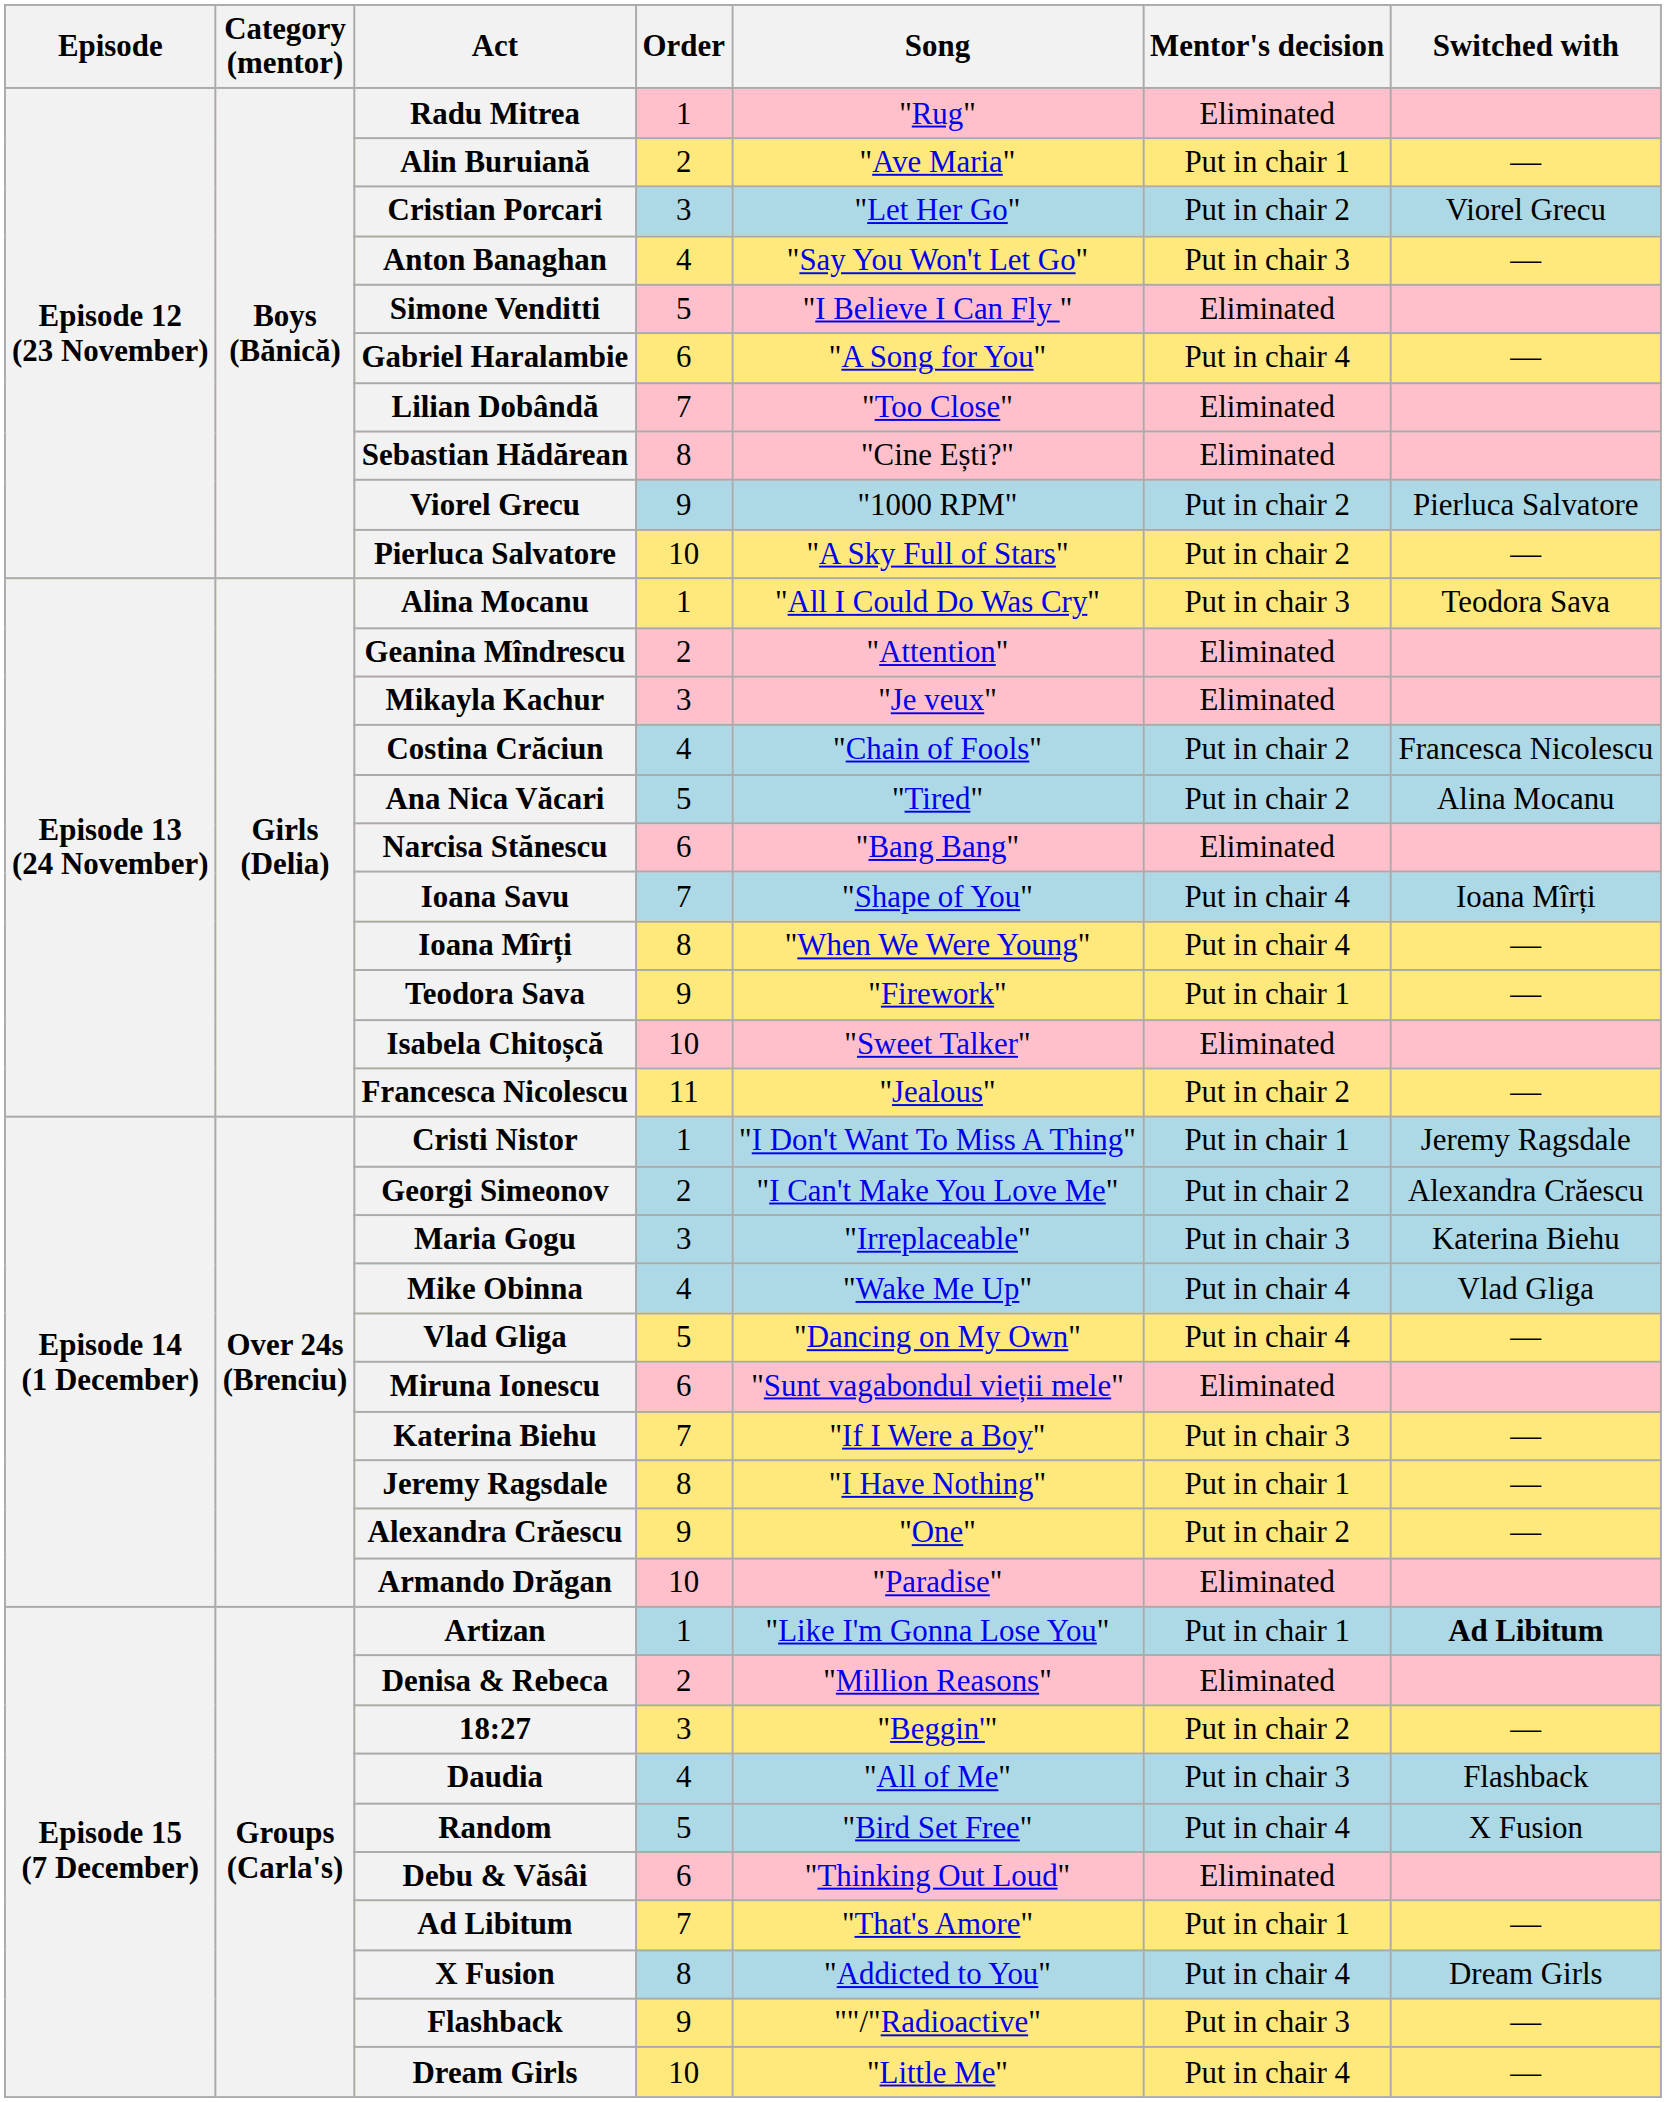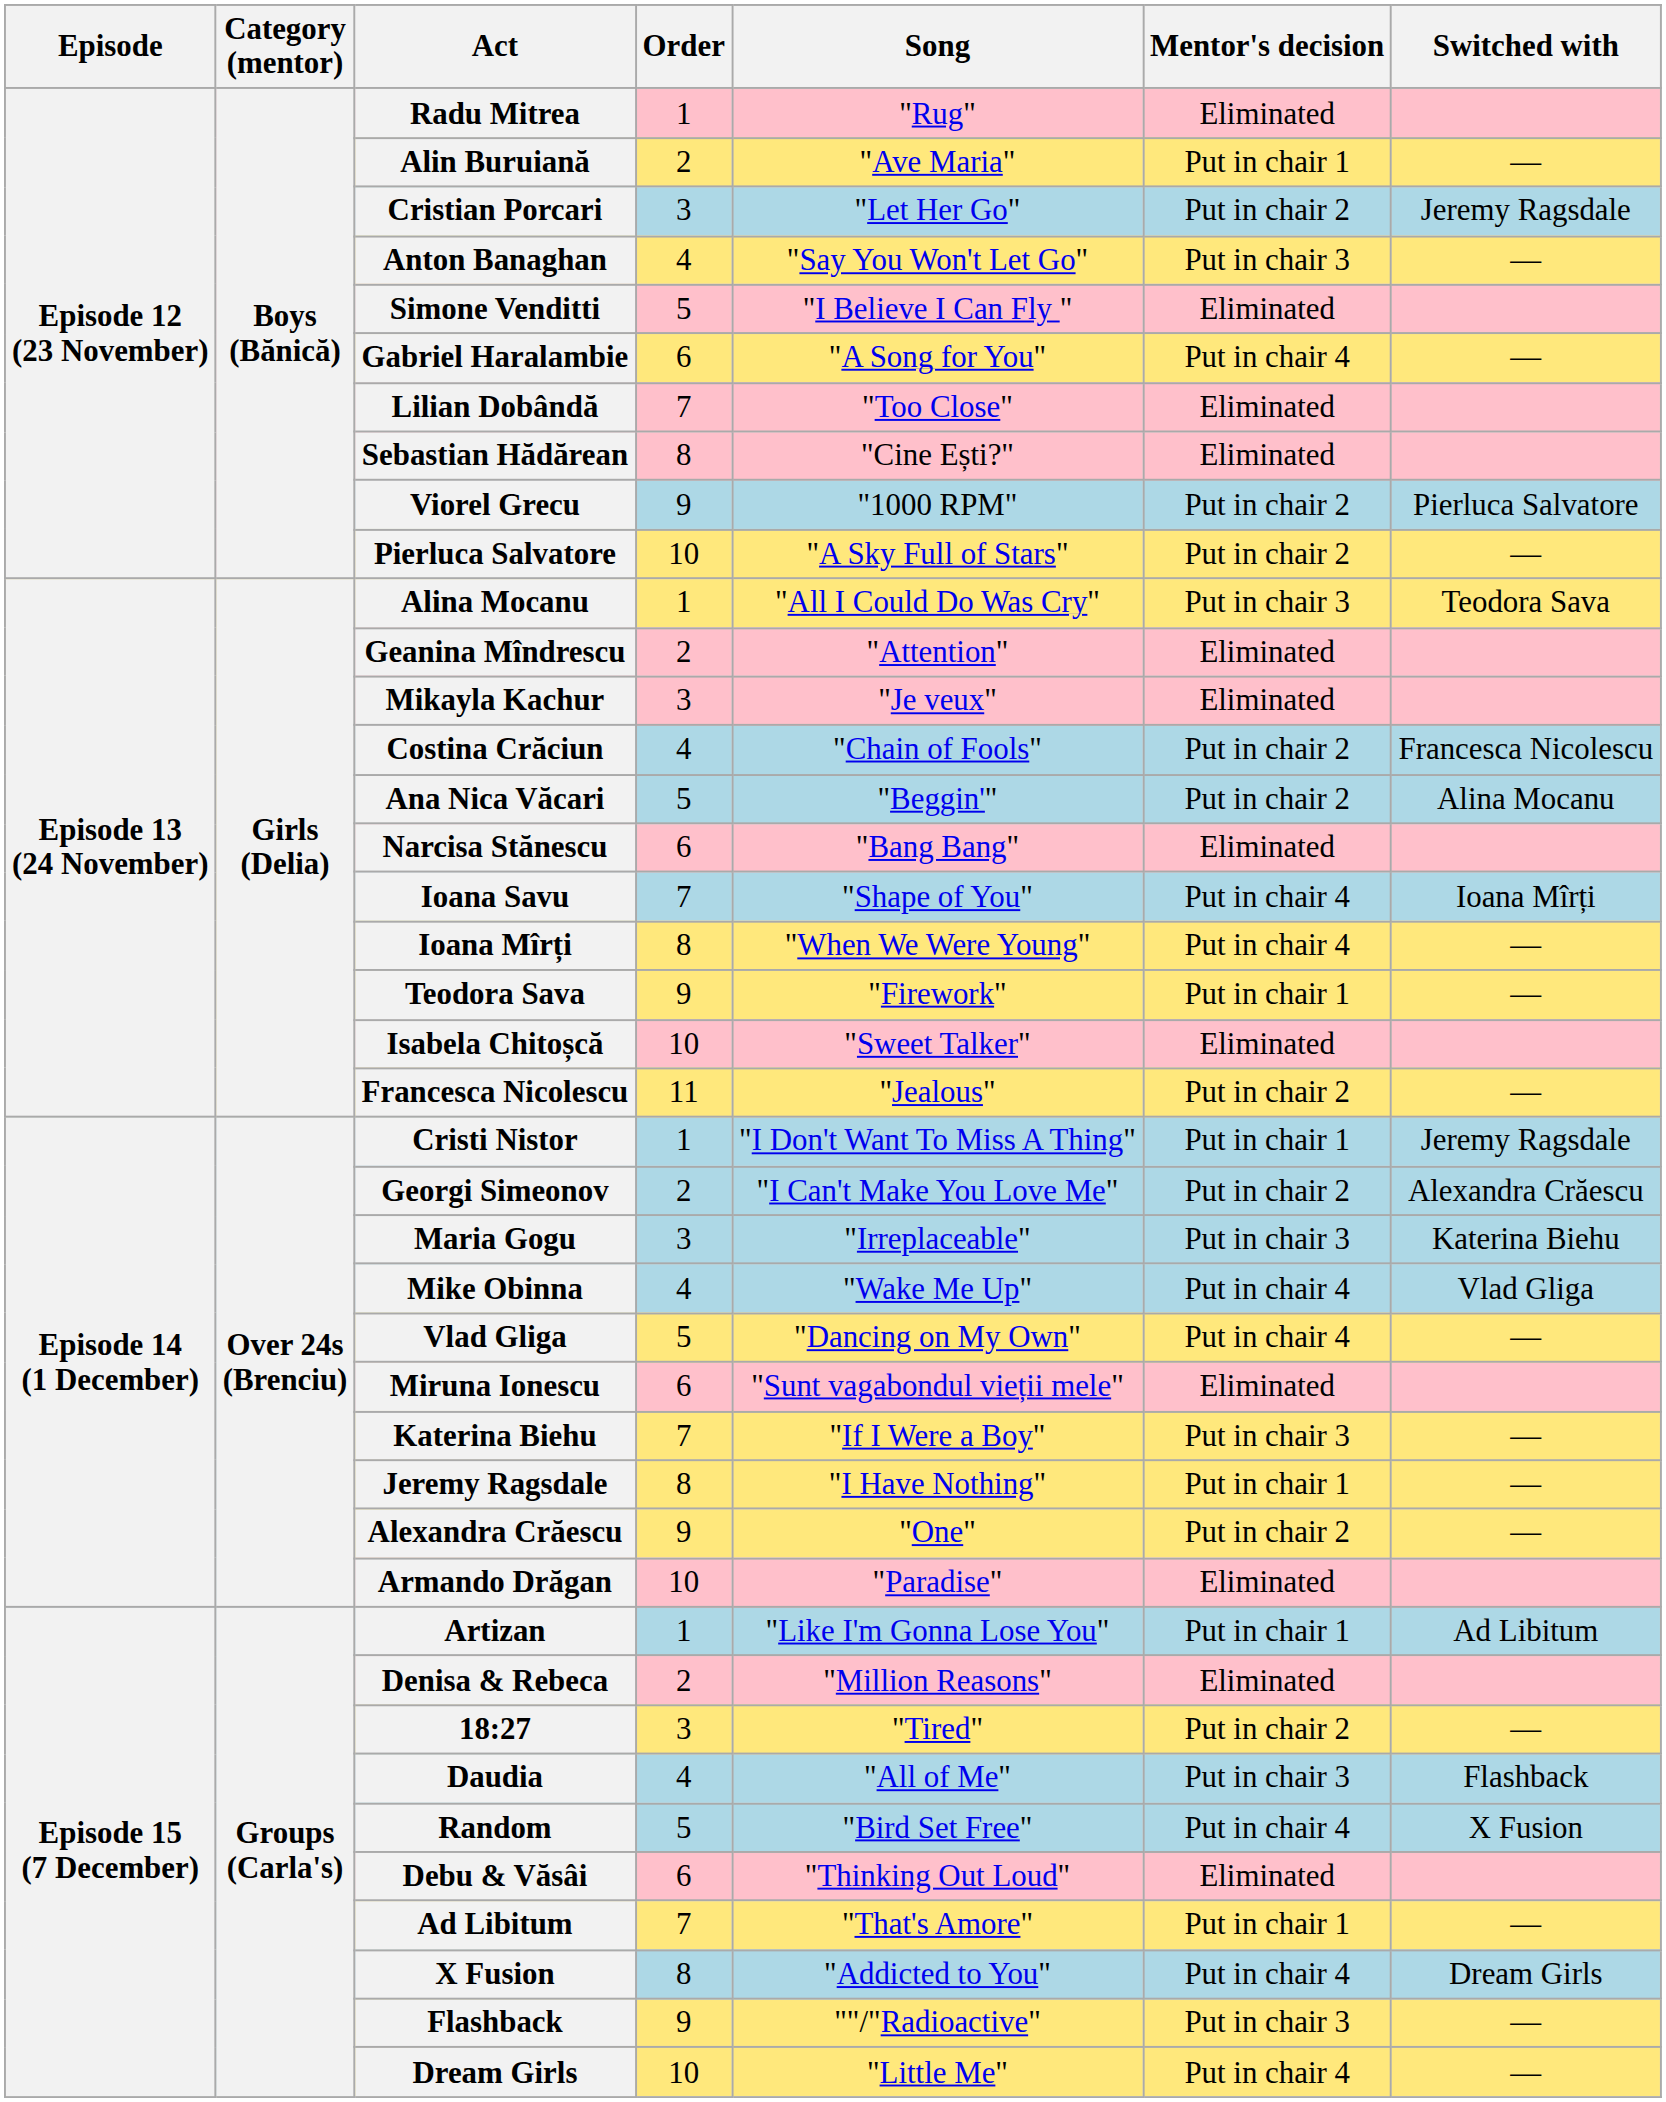(1526, 210) Viorel Grecu -> (1526, 210) Jeremy Ragsdale
(937, 798) "Tired" -> (937, 798) "Beggin'"
(1526, 1630) bold -> (1526, 1630) normal
(937, 1728) "Beggin'" -> (937, 1728) "Tired"
